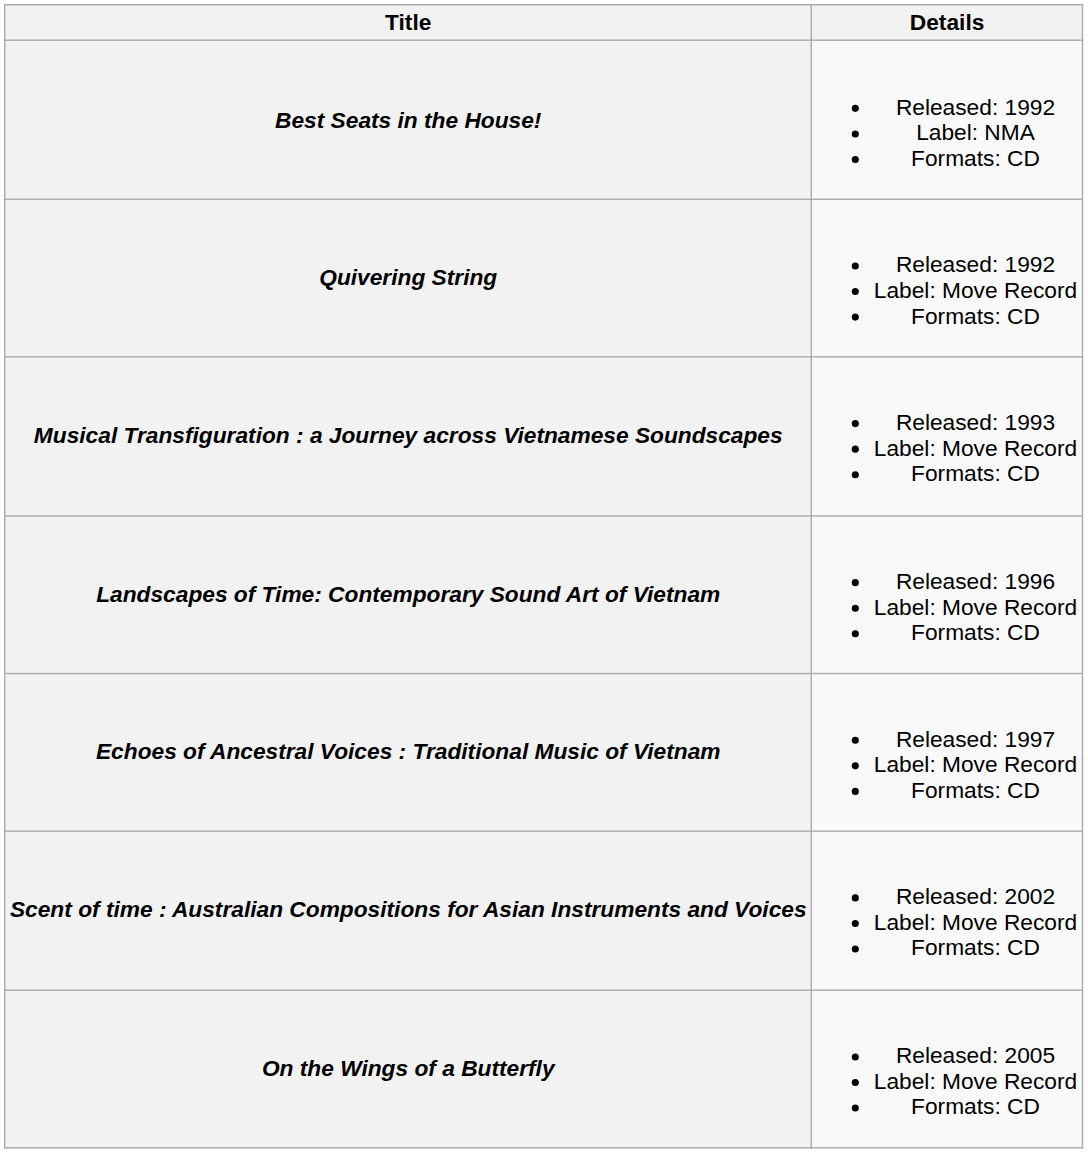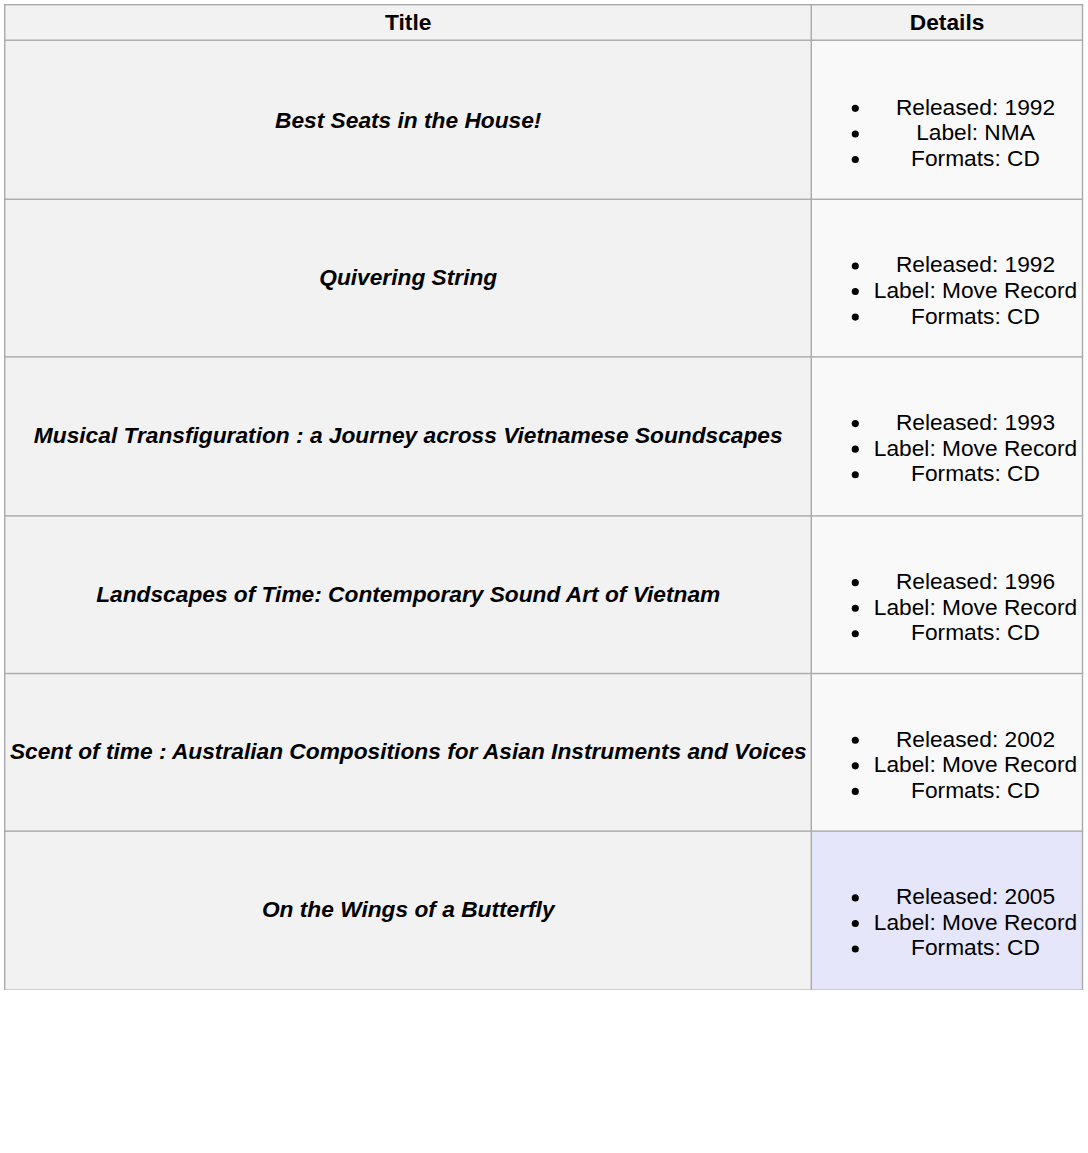- row: (408, 752)
(947, 1082) no background -> (947, 923) lavender background
